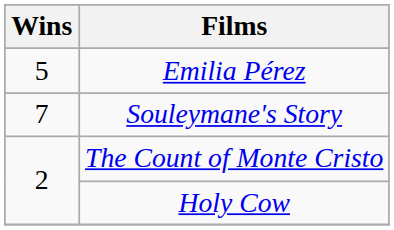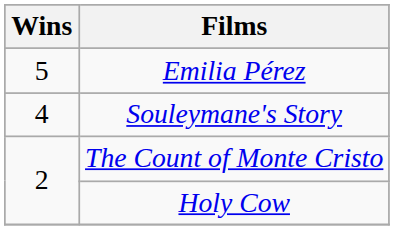(42, 114) 7 -> (42, 114) 4
